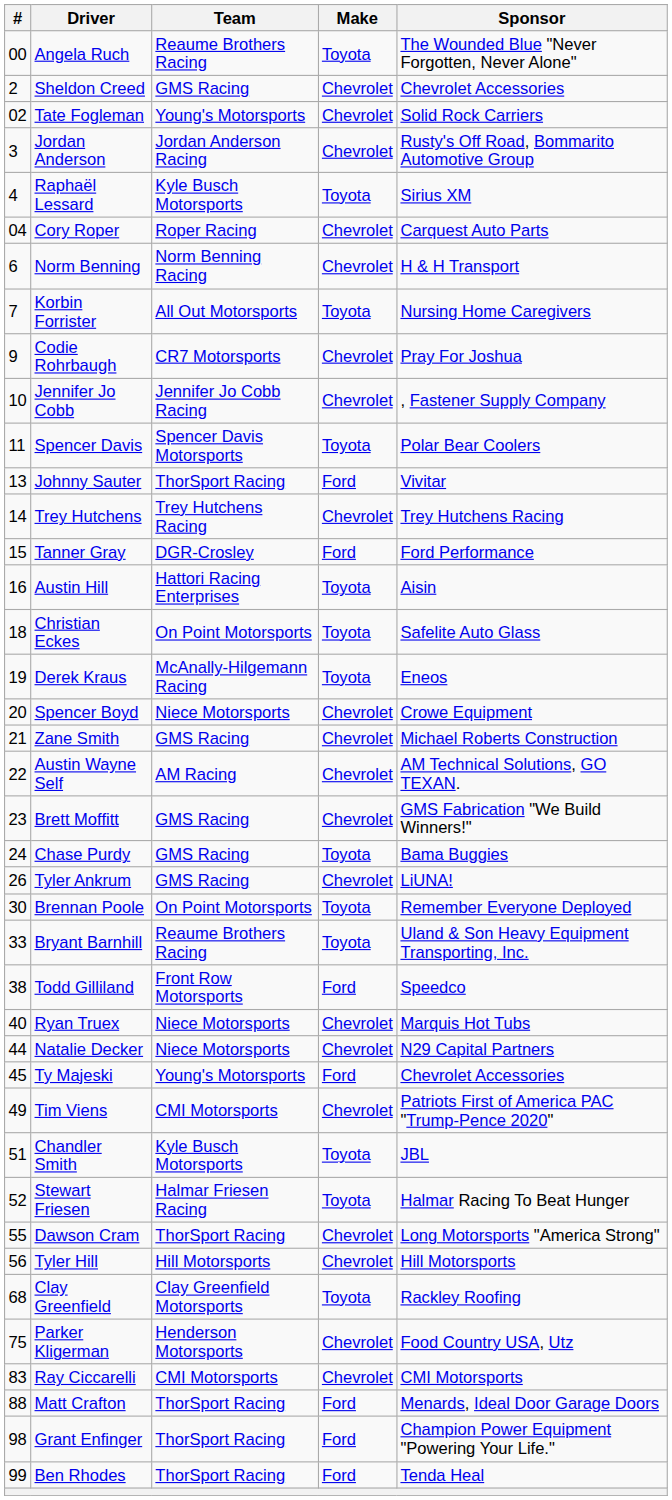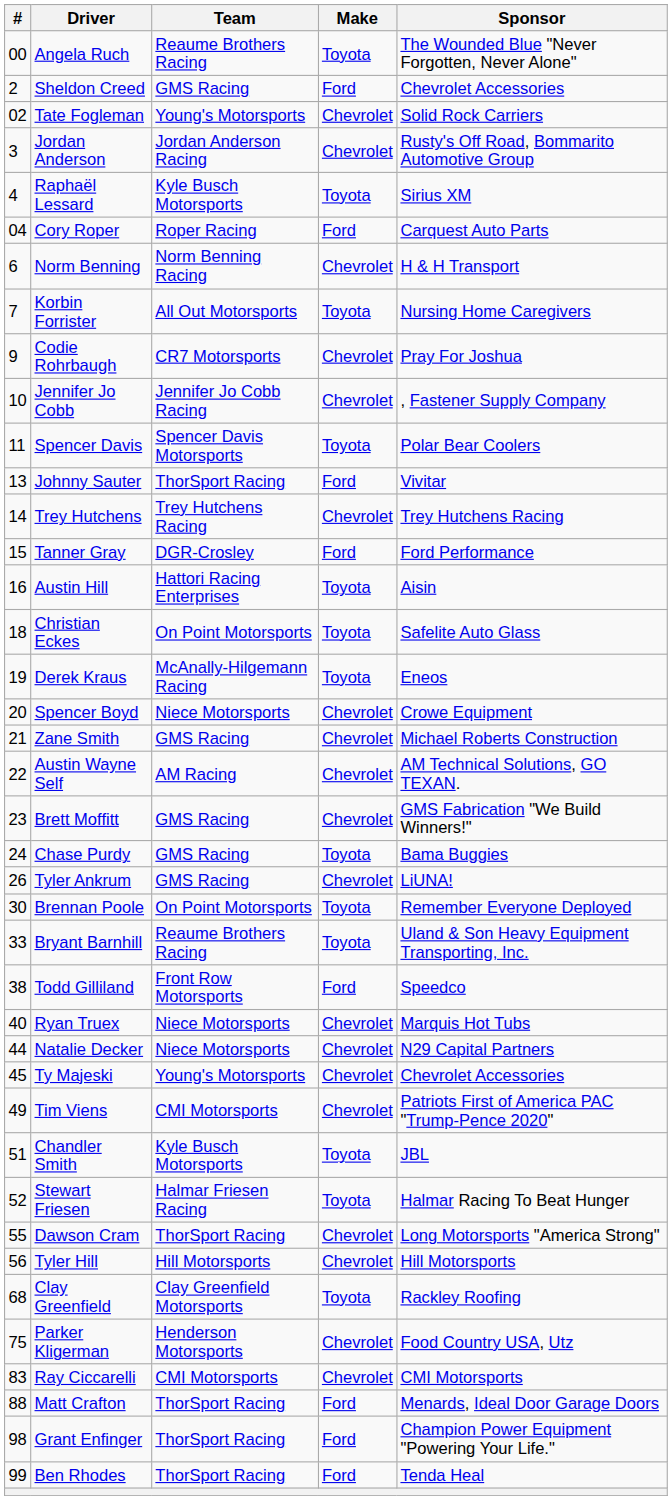(357, 89) Chevrolet -> (339, 89) Ford
(357, 231) Chevrolet -> (339, 231) Ford
(339, 1075) Ford -> (357, 1075) Chevrolet
